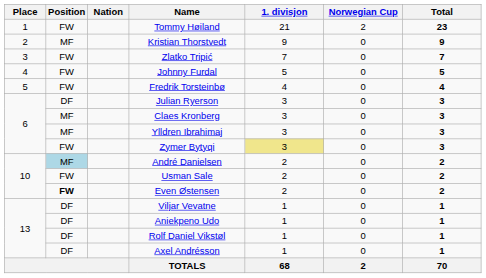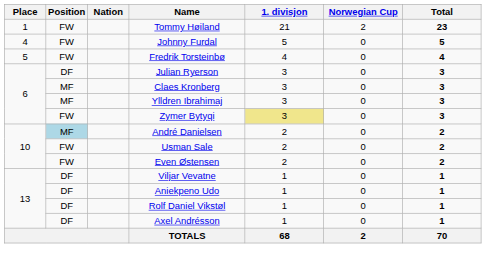- row: (187, 42)
- row: (187, 57)
(67, 191) bold -> (67, 161) normal
